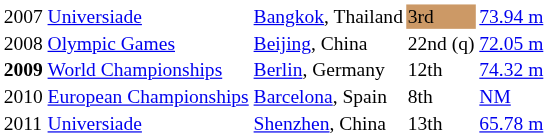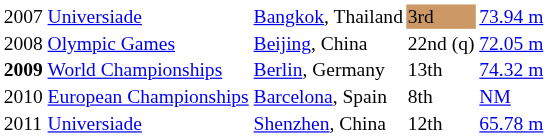(425, 70) 12th -> (425, 70) 13th
(425, 123) 13th -> (425, 123) 12th
